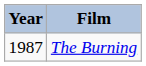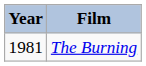(26, 47) 1987 -> (26, 47) 1981
